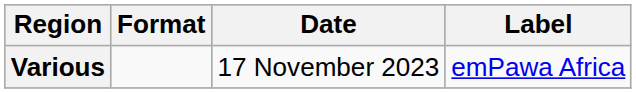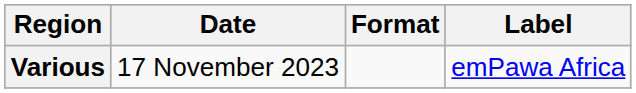columns swapped: (328, 25) <-> (161, 25)
